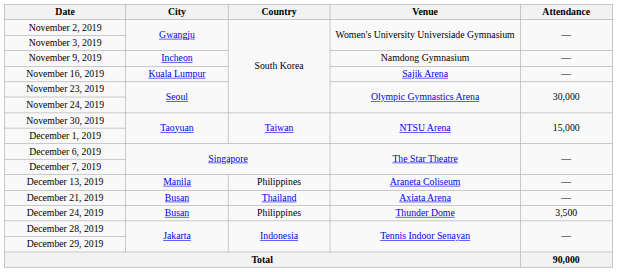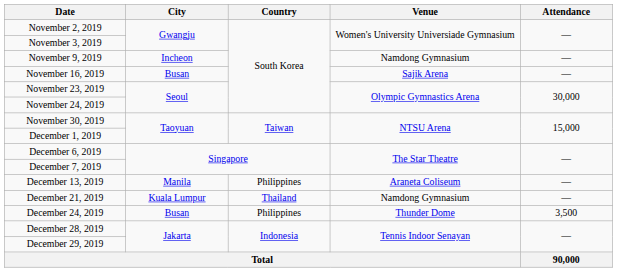(177, 74) Kuala Lumpur -> (177, 74) Busan
(177, 197) Busan -> (177, 197) Kuala Lumpur
(425, 197) Axiata Arena -> (425, 197) Namdong Gymnasium
